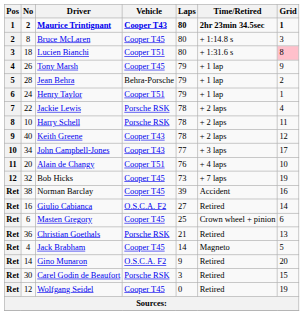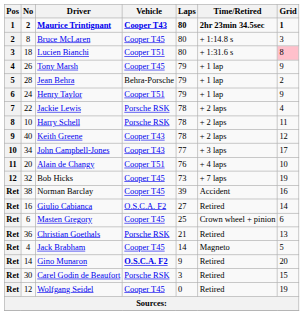(282, 94) 1 -> (282, 94) 9
(145, 261) normal -> (146, 261) bold
